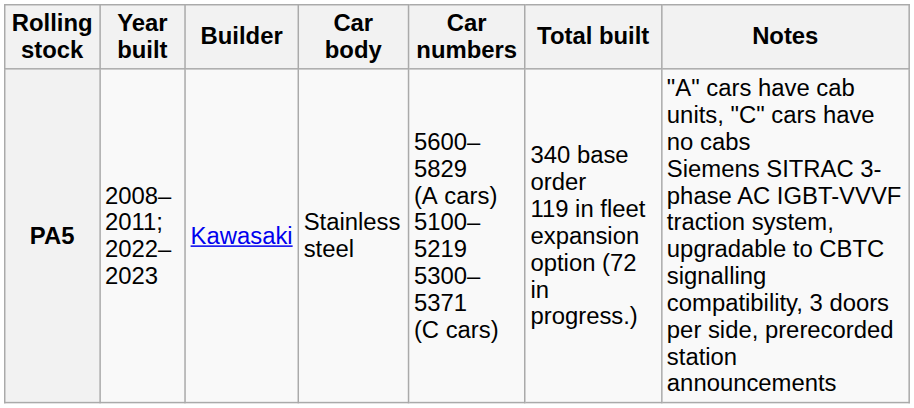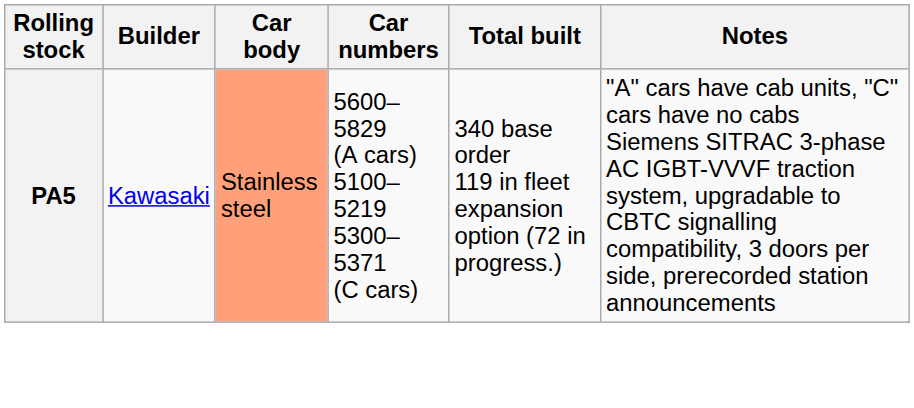- column: (142, 36)
(352, 235) no background -> (269, 195) lightsalmon background
